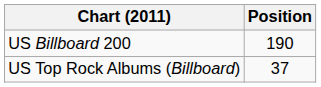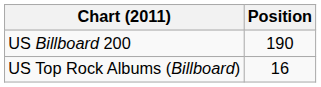(280, 69) 37 -> (280, 69) 16
